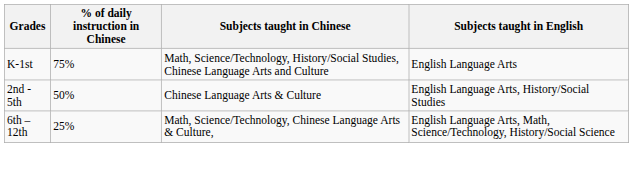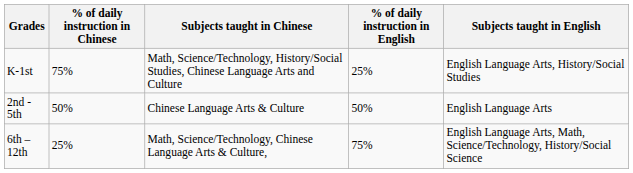+ column: (396, 26)
(464, 64) English Language Arts -> (535, 70) English Language Arts, History/Social Studies
(500, 95) English Language Arts, History/Social Studies -> (499, 108) English Language Arts
